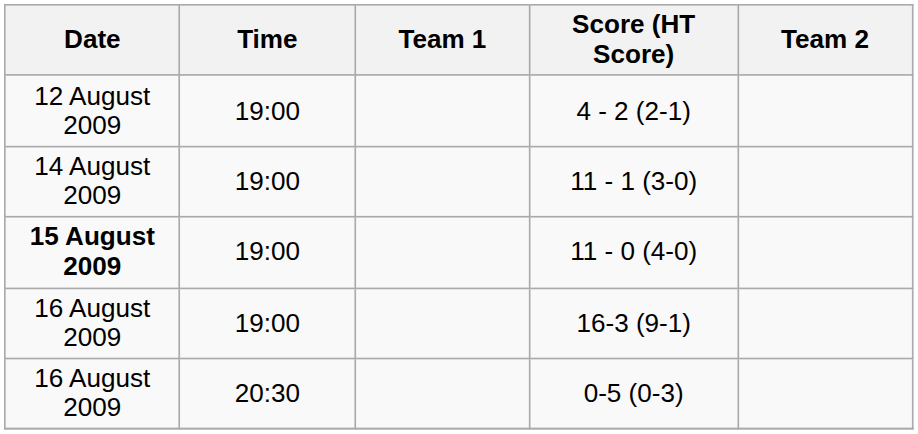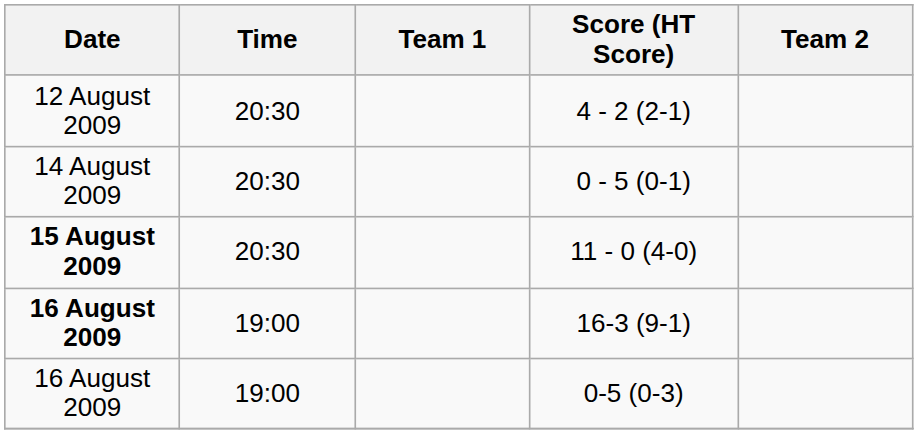(267, 110) 19:00 -> (267, 110) 20:30
- row: (634, 181)
+ row: (634, 181)
(267, 251) 19:00 -> (267, 251) 20:30
(92, 322) normal -> (92, 322) bold
(267, 393) 20:30 -> (267, 393) 19:00
